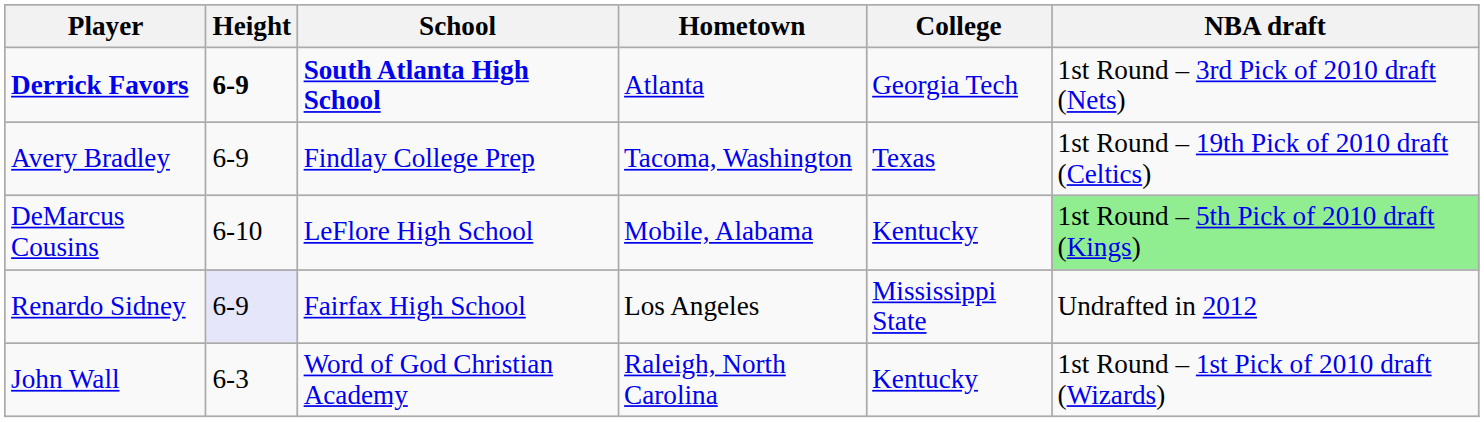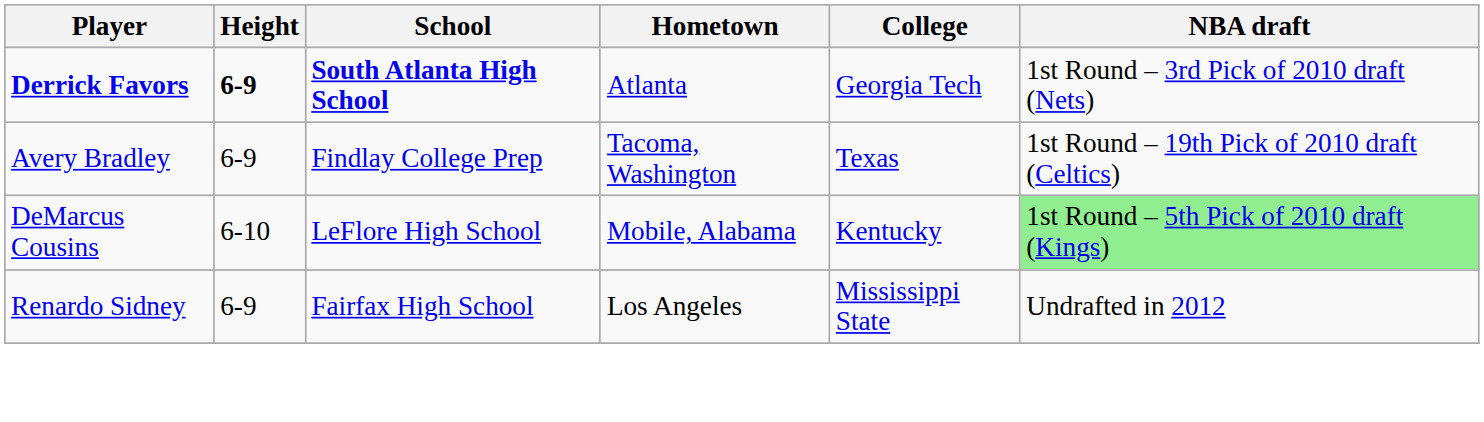(231, 305) lavender background -> (238, 305) no background
- row: (65, 379)
